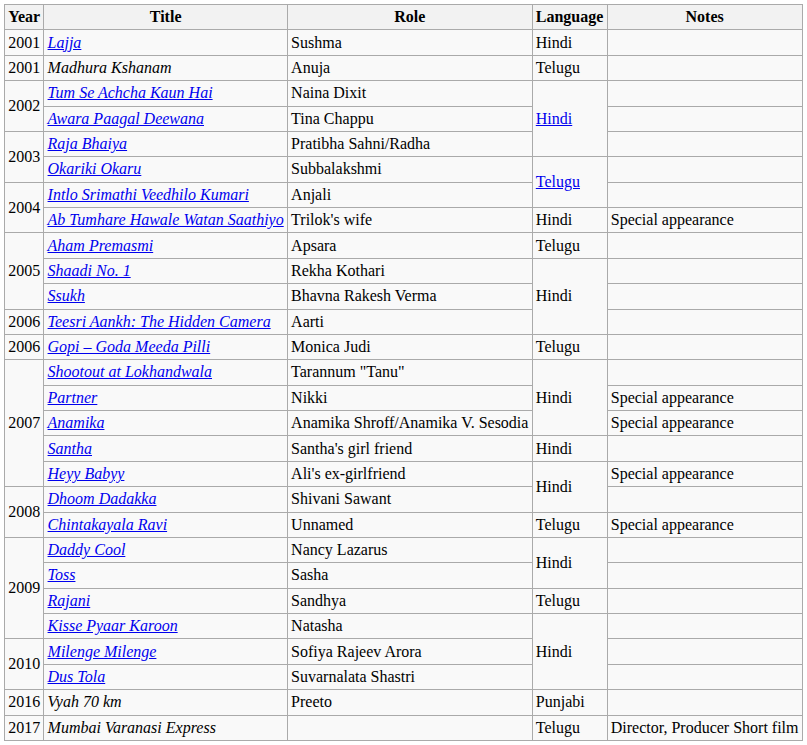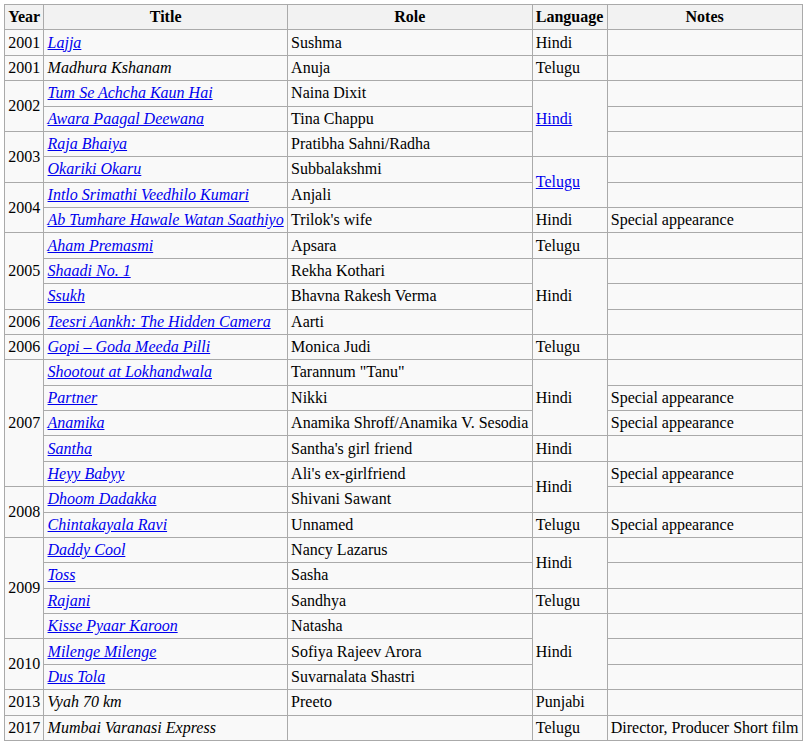(24, 702) 2016 -> (24, 702) 2013
